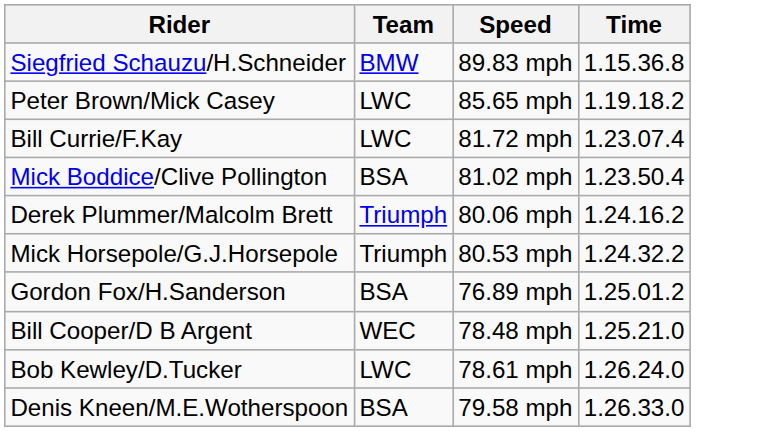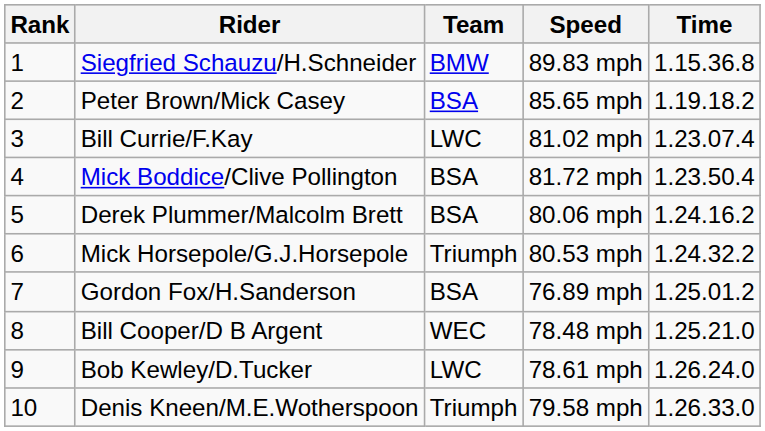+ column: (40, 24)
(385, 101) LWC -> (454, 101) BSA
(515, 139) 81.72 mph -> (586, 139) 81.02 mph
(515, 177) 81.02 mph -> (586, 177) 81.72 mph
(403, 215) Triumph -> (454, 215) BSA
(384, 407) BSA -> (474, 407) Triumph
